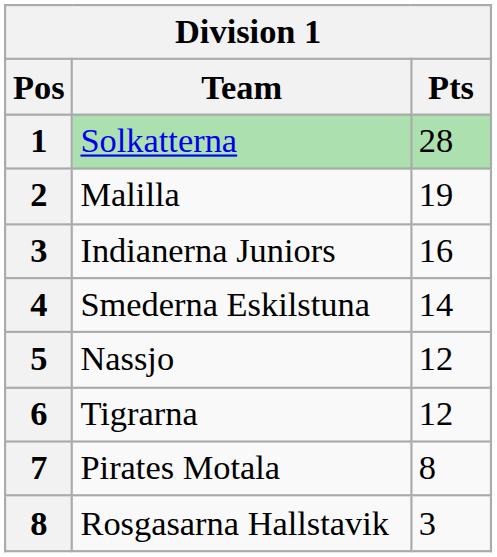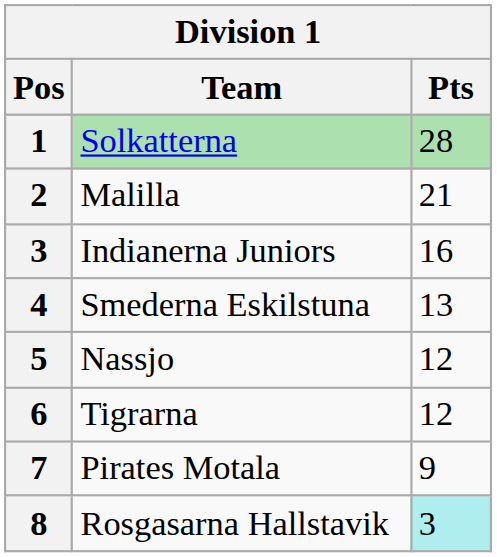(436, 195) 19 -> (436, 195) 21
(436, 304) 14 -> (436, 304) 13
(427, 468) 8 -> (427, 468) 9
(427, 522) no background -> (427, 522) paleturquoise background
